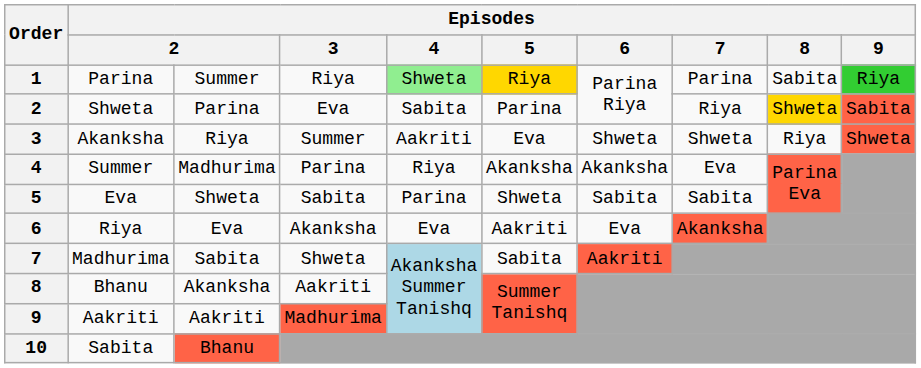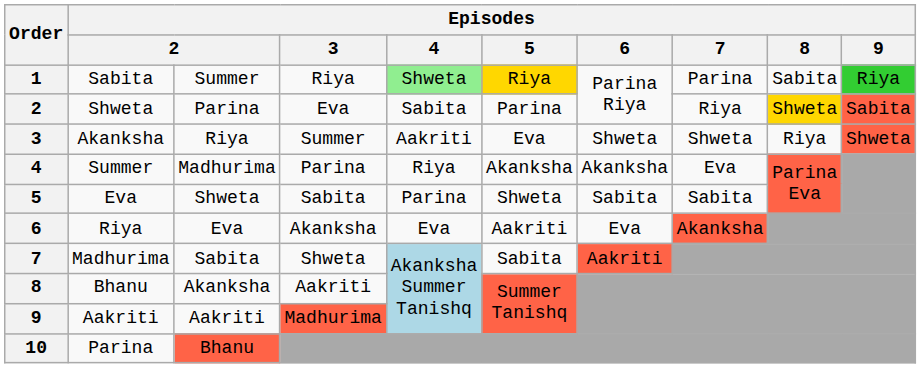(121, 79) Parina -> (121, 79) Sabita
(121, 348) Sabita -> (121, 348) Parina
